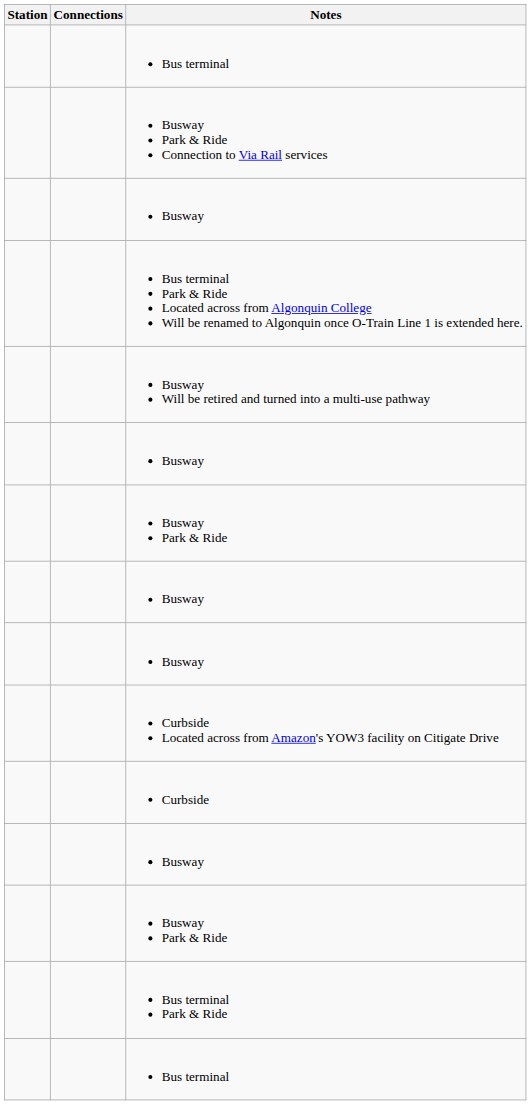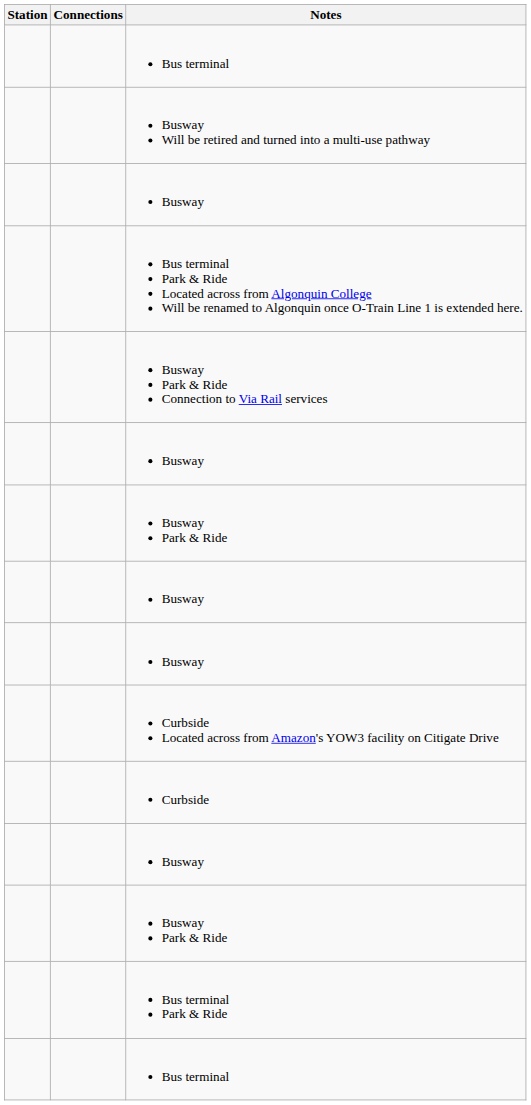rows swapped: (27, 385) <-> (27, 133)
